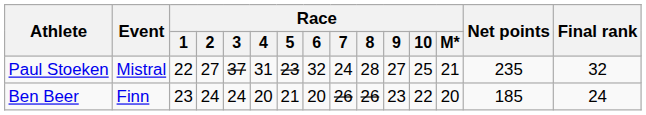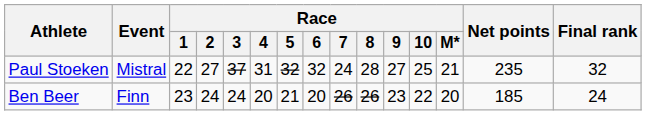(290, 70) 23 -> (290, 70) 32
